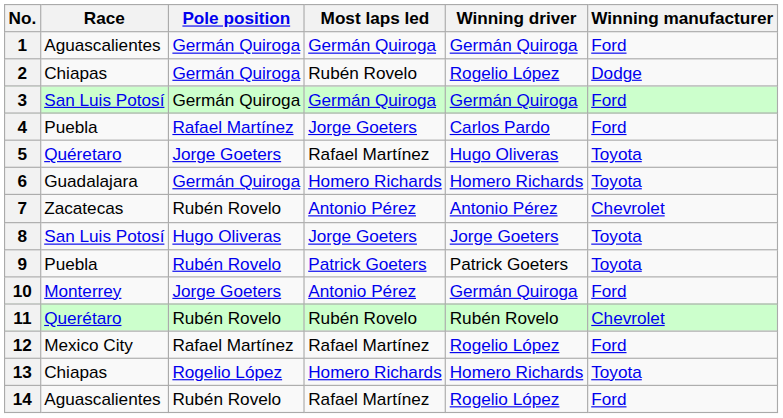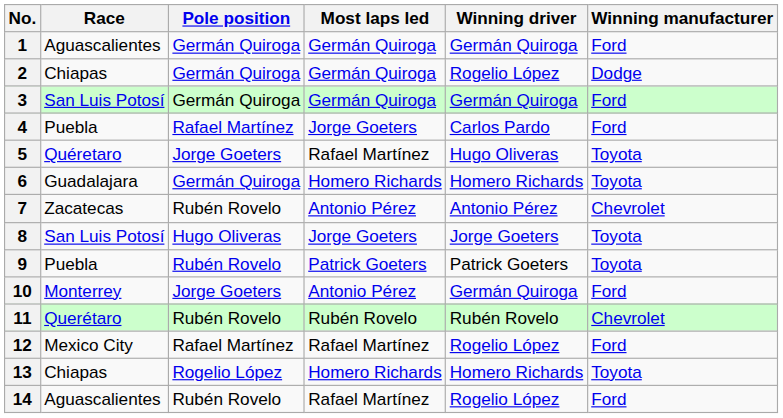(363, 73) Rubén Rovelo -> (372, 73) Germán Quiroga
